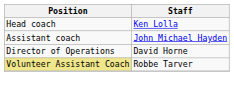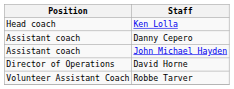+ row: (163, 38)
(68, 64) khaki background -> (68, 78) no background
